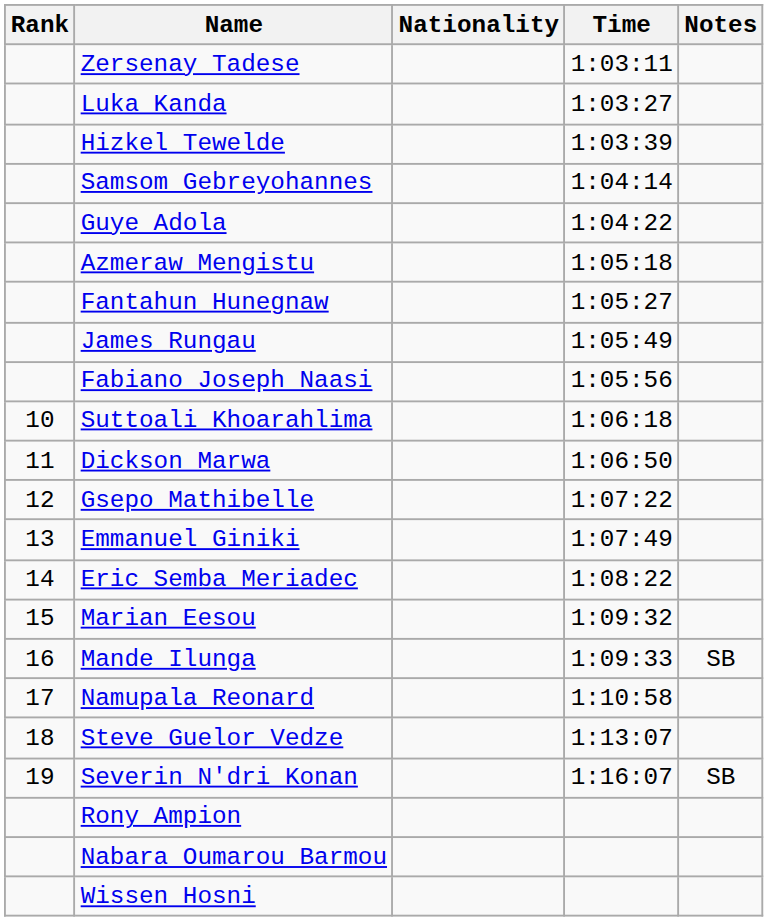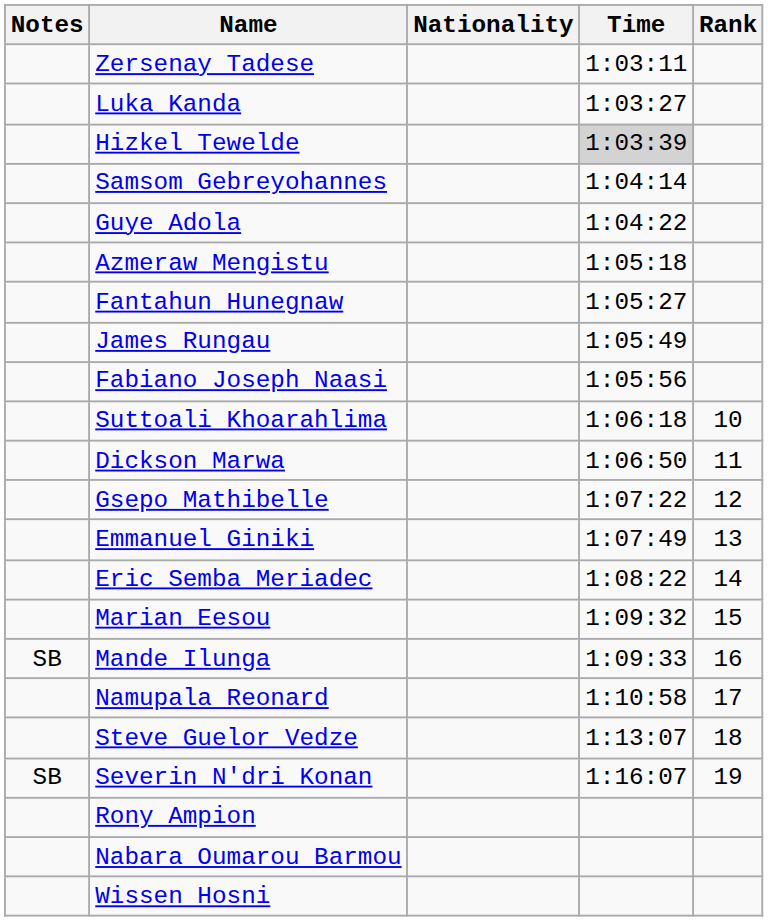columns swapped: (40, 25) <-> (721, 25)
(622, 144) no background -> (636, 144) lightgrey background
